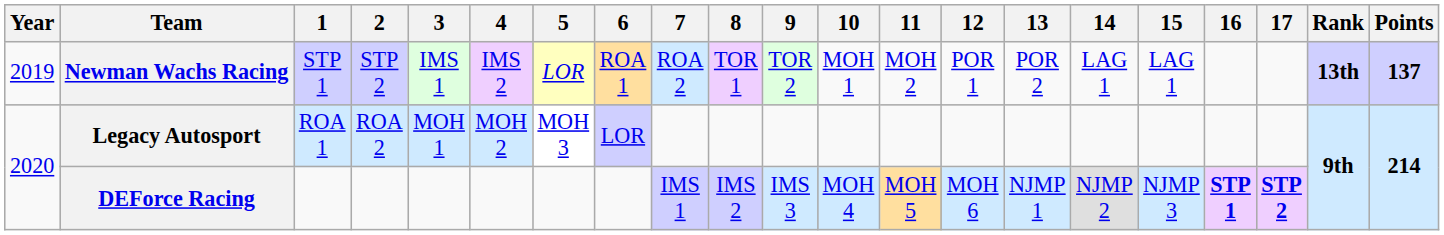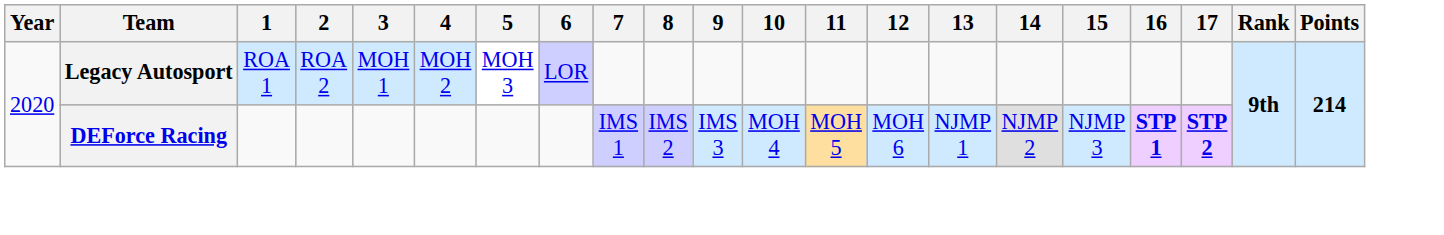- row: (177, 72)
